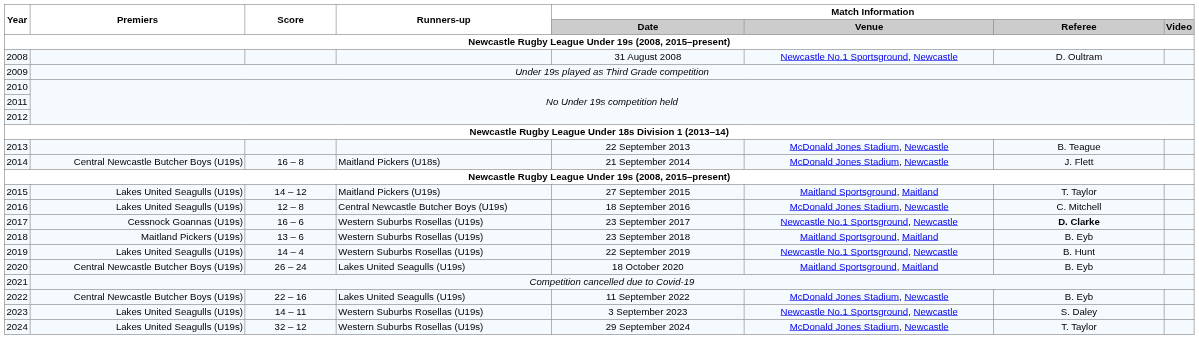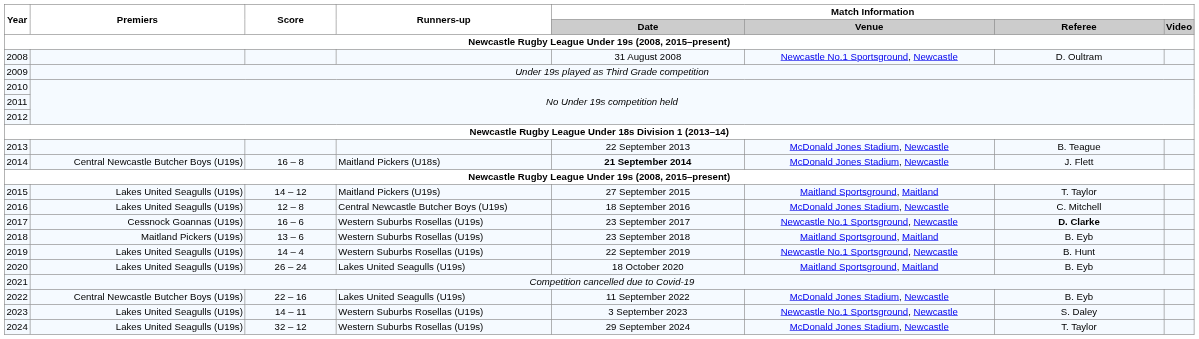(648, 162) normal -> (648, 162) bold
(158, 267) Central Newcastle Butcher Boys (U19s) -> (179, 267) Lakes United Seagulls (U19s)
